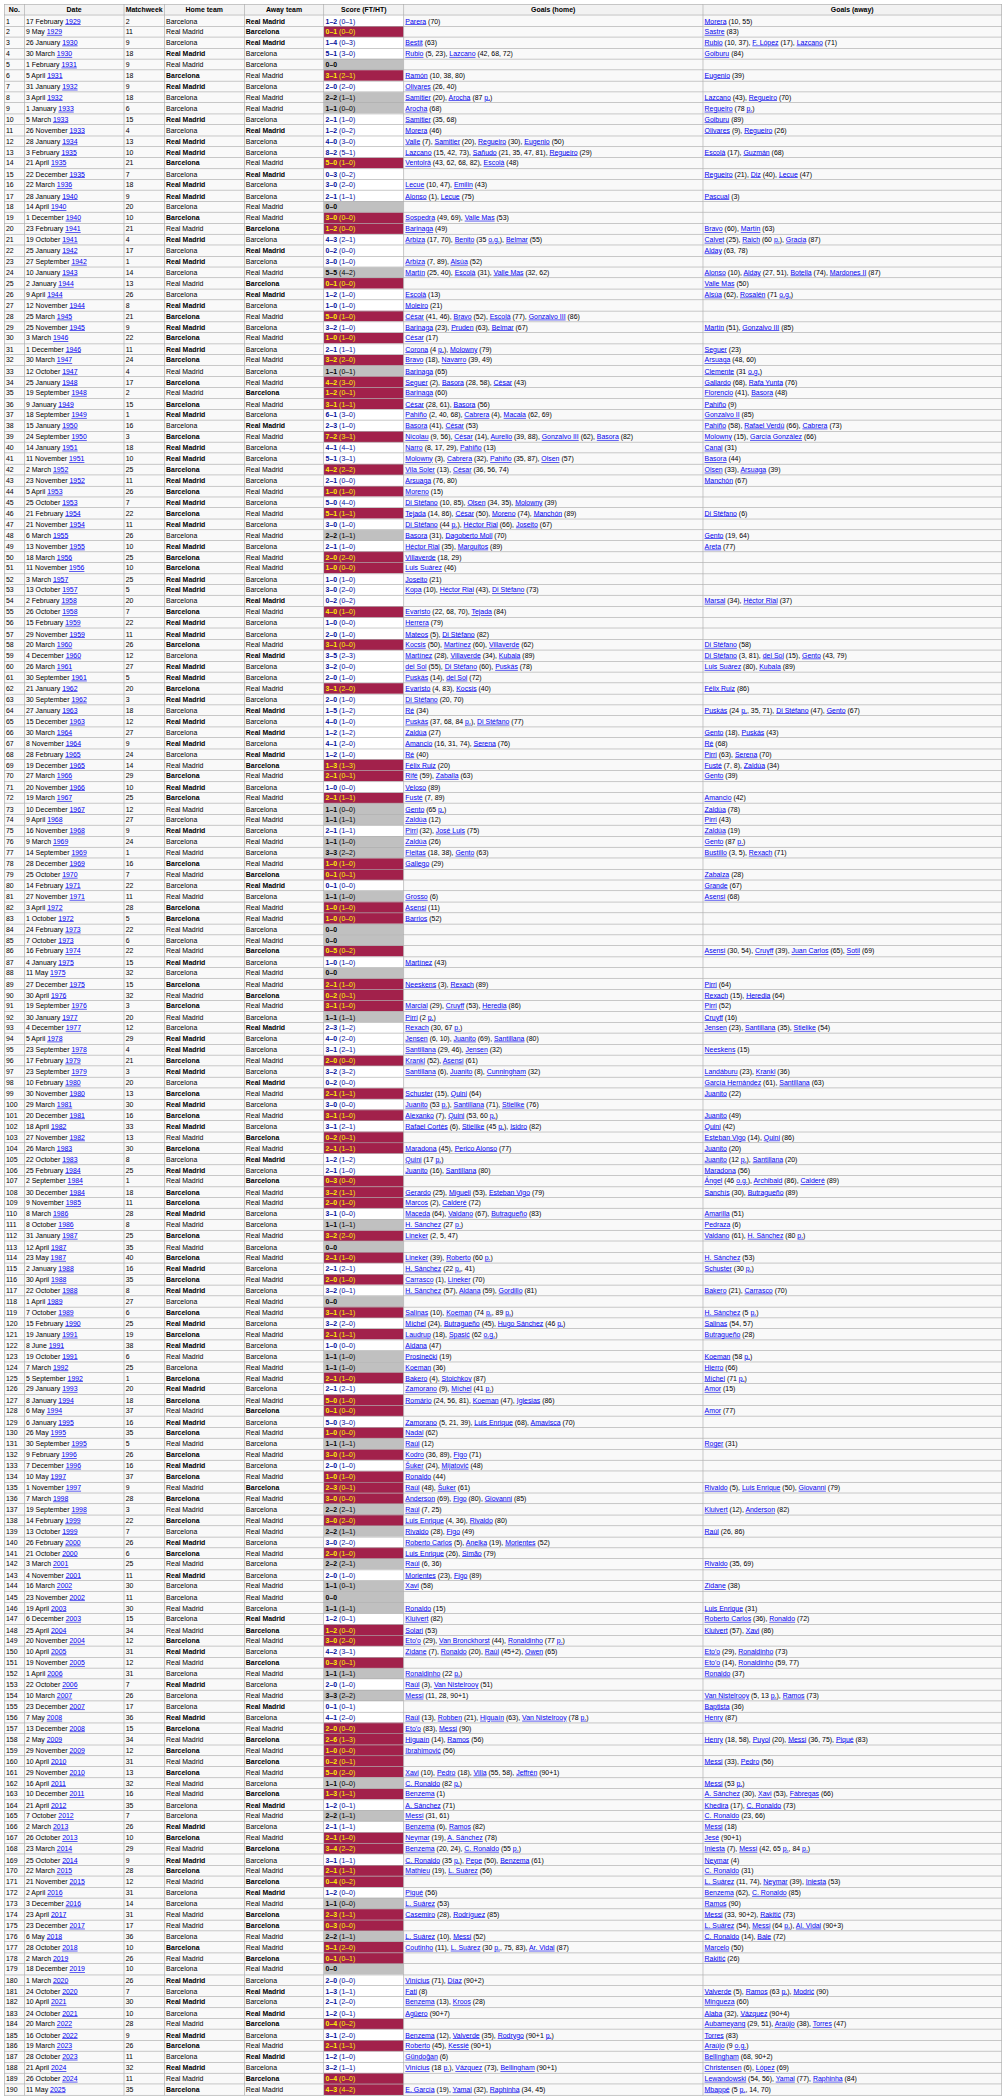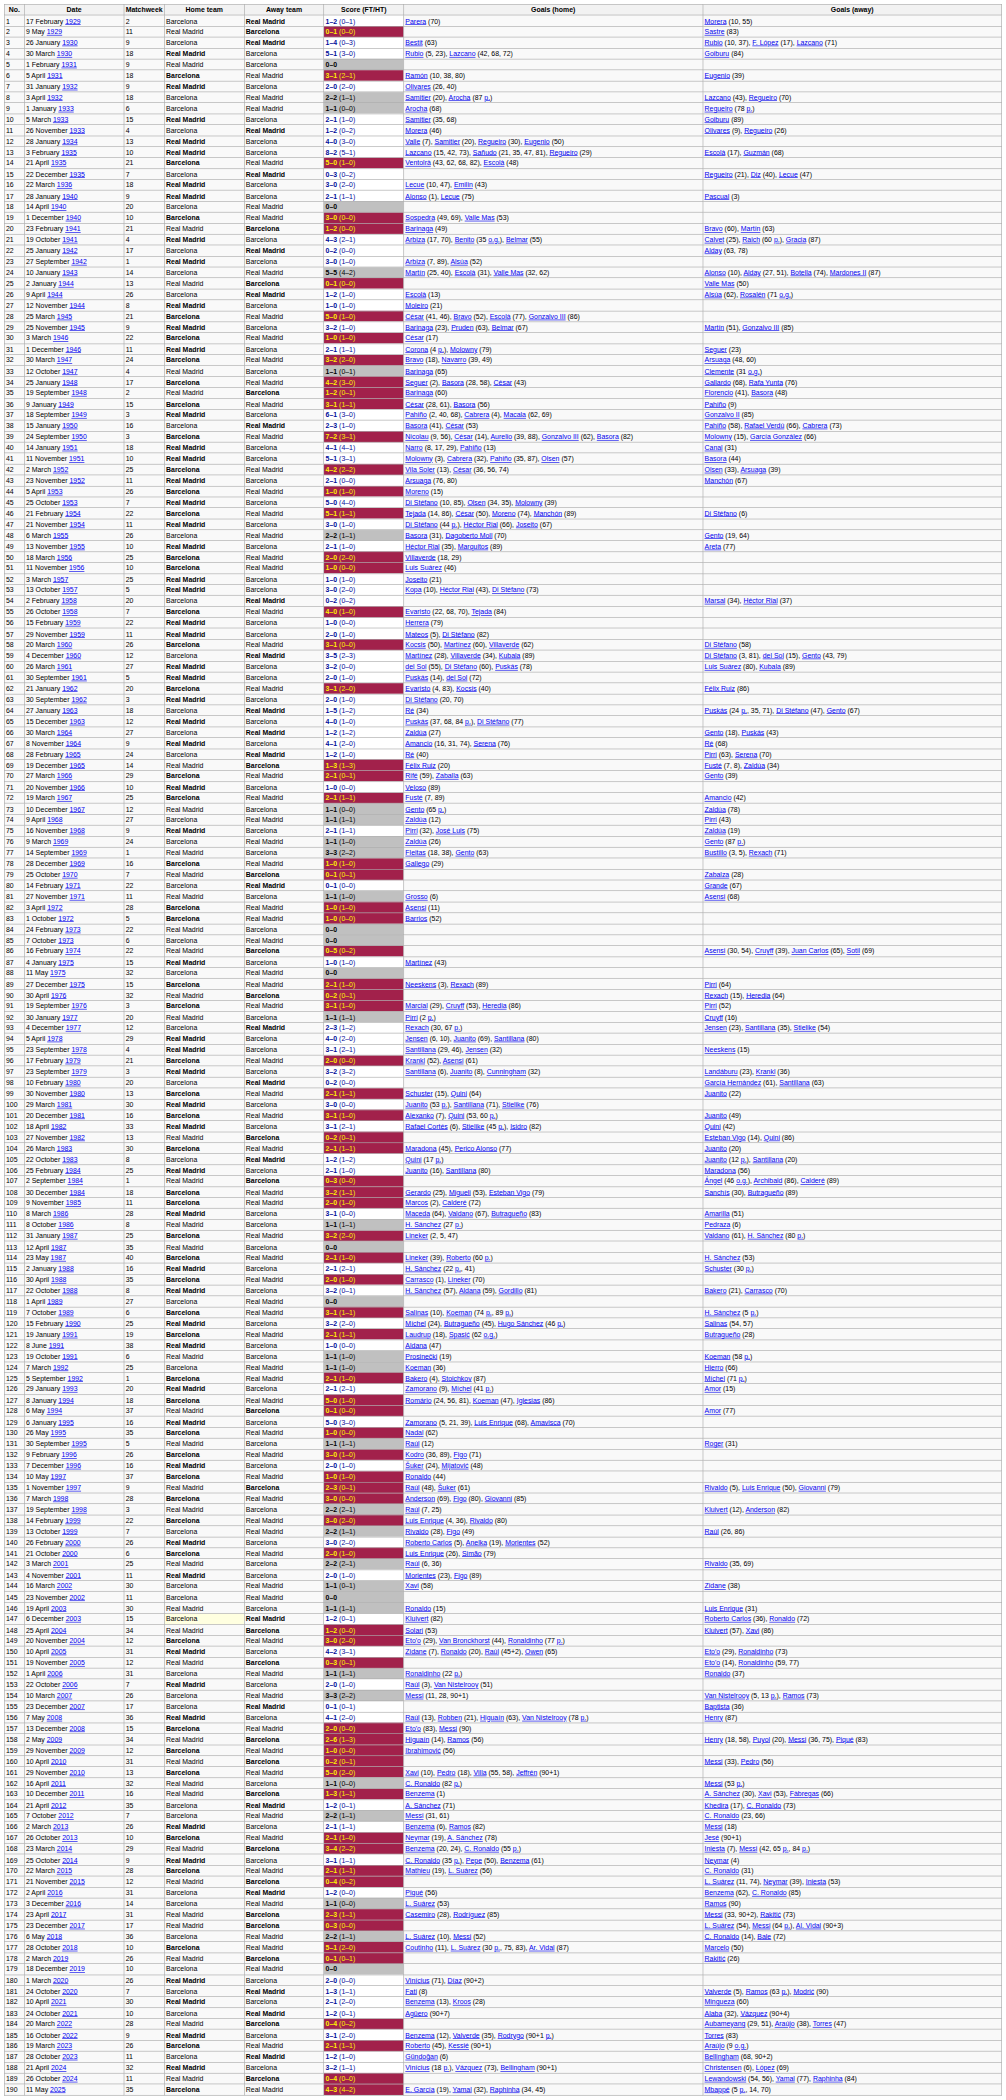(128, 415) 1 -> (128, 415) 3
(182, 1619) no background -> (182, 1619) lightyellow background
